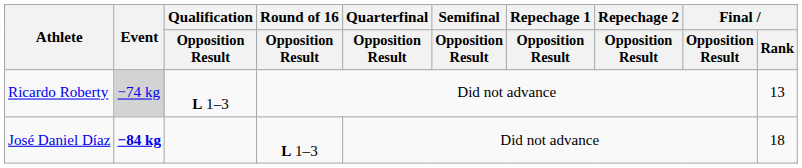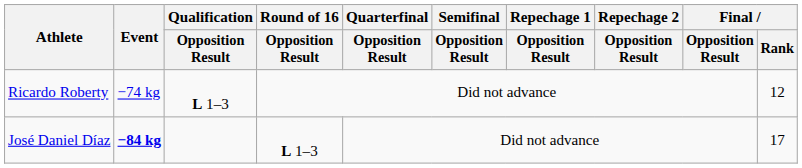(139, 93) lightgrey background -> (139, 93) no background
(777, 93) 13 -> (777, 93) 12
(777, 140) 18 -> (777, 140) 17
